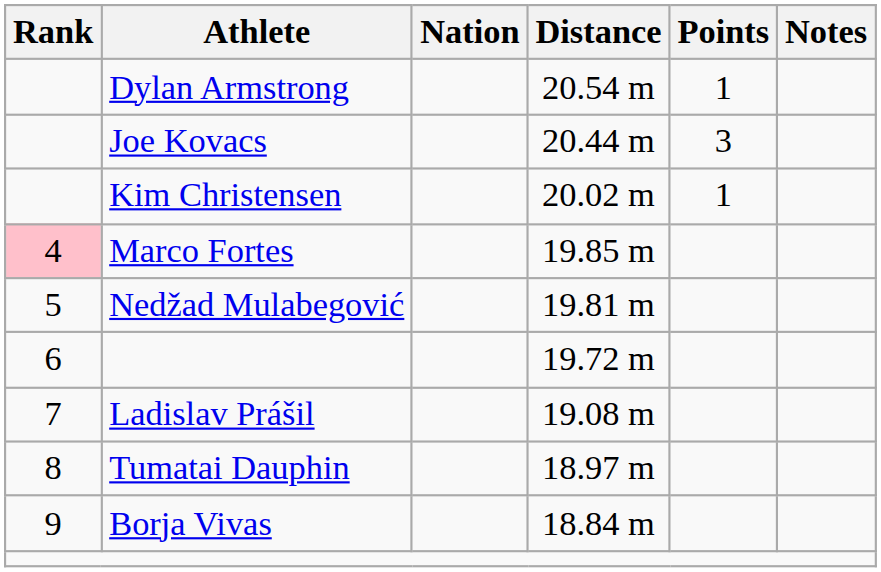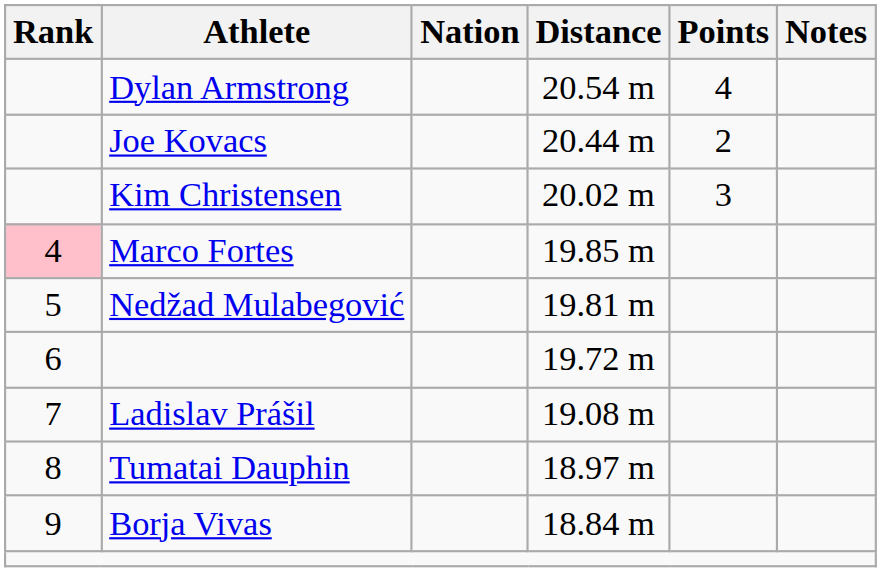(723, 86) 1 -> (723, 86) 4
(723, 140) 3 -> (723, 140) 2
(723, 195) 1 -> (723, 195) 3
